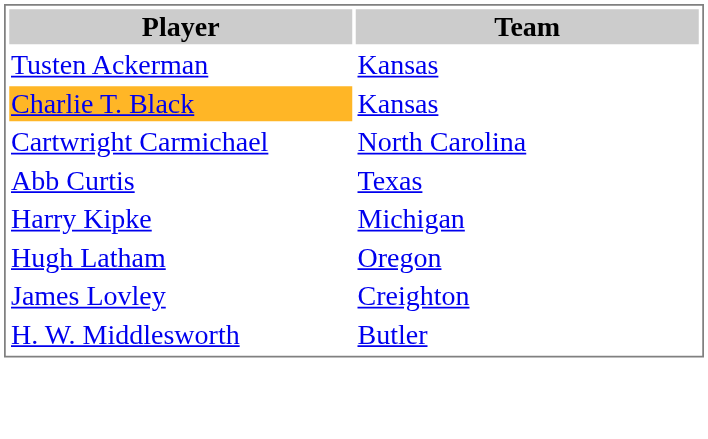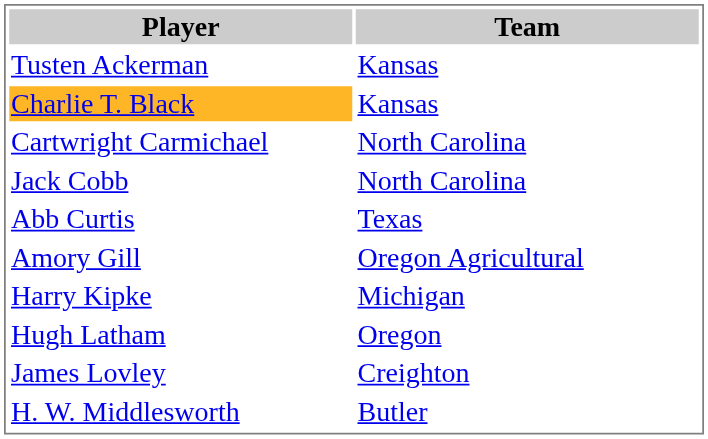+ row: (70, 180)
+ row: (76, 257)
